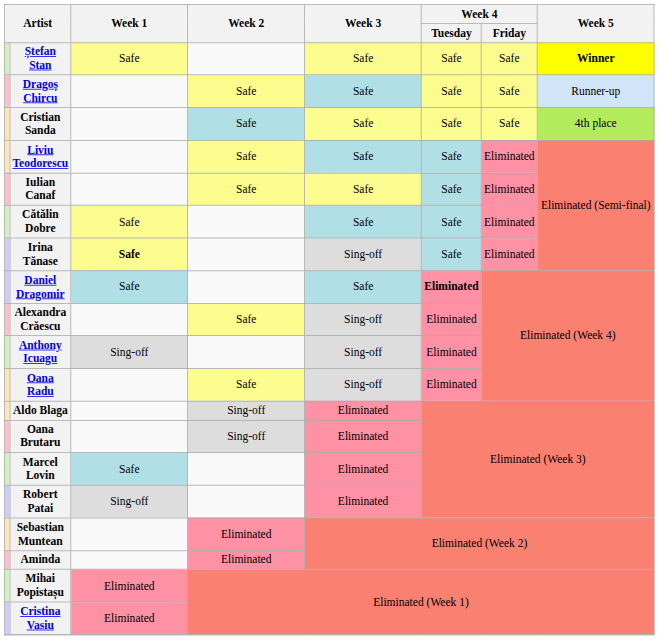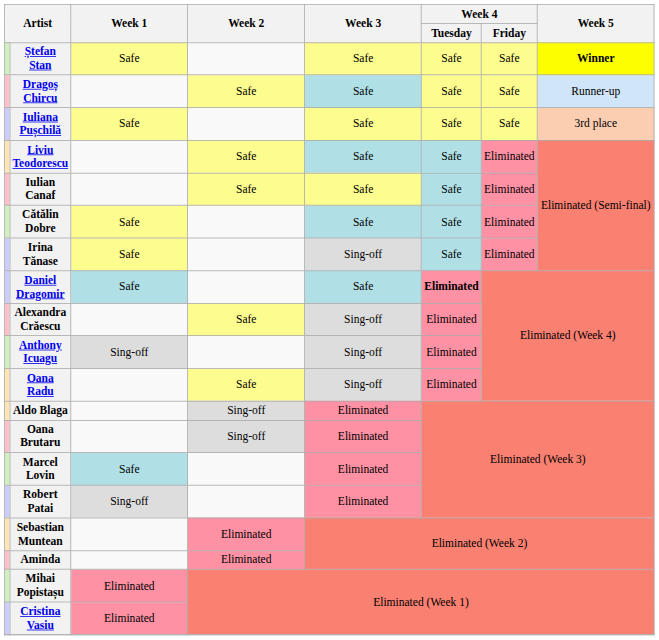+ row: (40, 124)
- row: (40, 124)
(129, 254) bold -> (129, 254) normal
